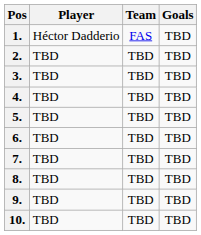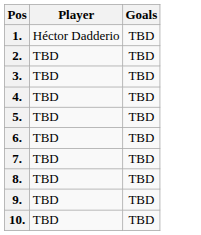- column: (141, 14)
